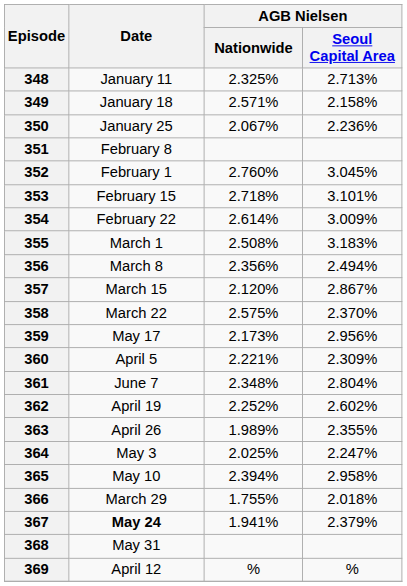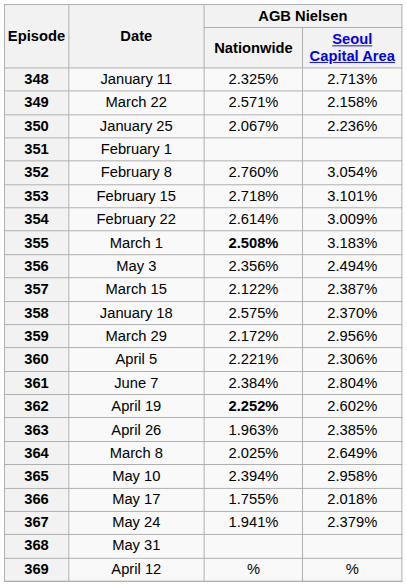(136, 102) January 18 -> (136, 102) March 22
(136, 149) February 8 -> (136, 149) February 1
(136, 172) February 1 -> (136, 172) February 8
(352, 172) 3.045% -> (352, 172) 3.054%
(253, 242) normal -> (253, 242) bold
(136, 266) March 8 -> (136, 266) May 3
(253, 289) 2.120% -> (253, 289) 2.122%
(352, 289) 2.867% -> (352, 289) 2.387%
(136, 312) March 22 -> (136, 312) January 18
(136, 336) May 17 -> (136, 336) March 29
(253, 336) 2.173% -> (253, 336) 2.172%
(352, 359) 2.309% -> (352, 359) 2.306%
(253, 382) 2.348% -> (253, 382) 2.384%
(253, 406) normal -> (253, 406) bold
(253, 429) 1.989% -> (253, 429) 1.963%
(352, 429) 2.355% -> (352, 429) 2.385%
(136, 452) May 3 -> (136, 452) March 8
(352, 452) 2.247% -> (352, 452) 2.649%
(136, 499) March 29 -> (136, 499) May 17
(136, 522) bold -> (136, 522) normal
